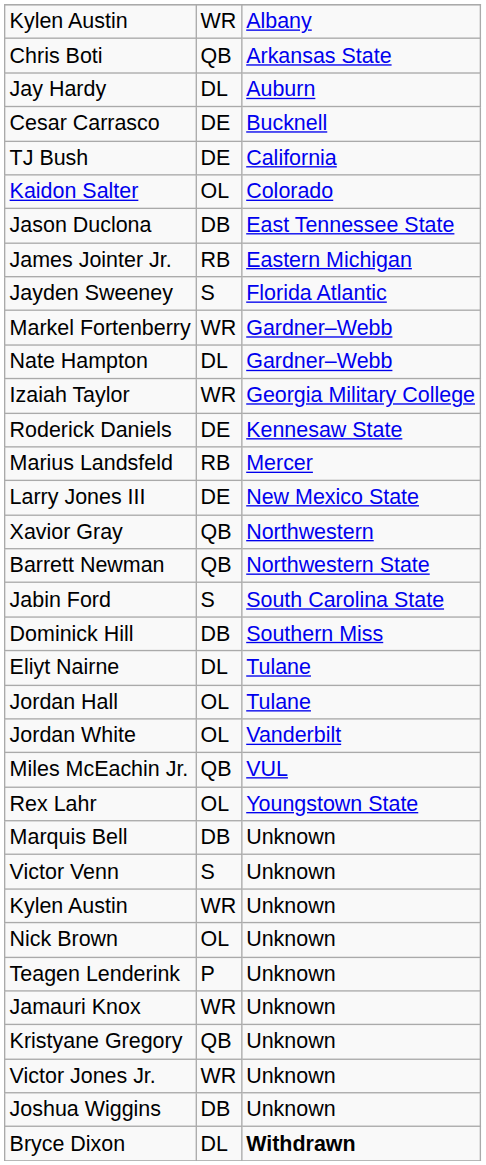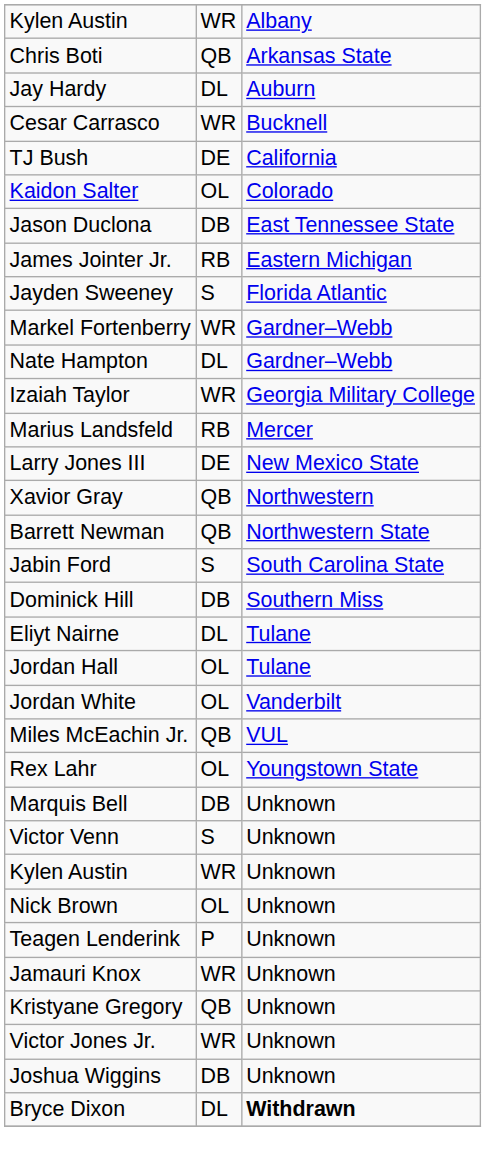(216, 123) DE -> (218, 123) WR
- row: (91, 429)
